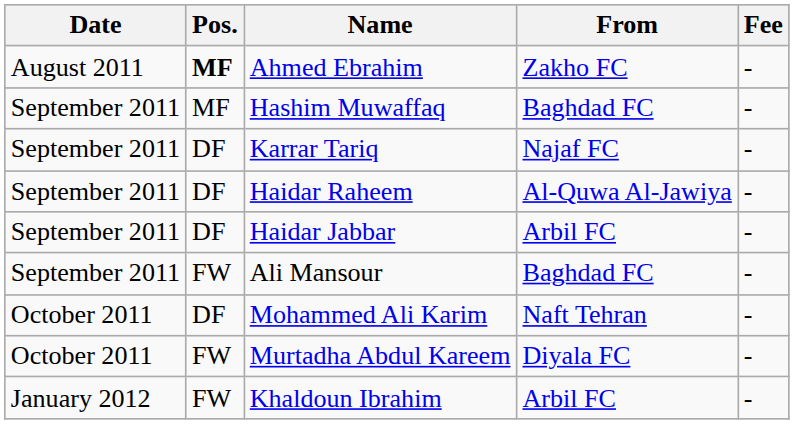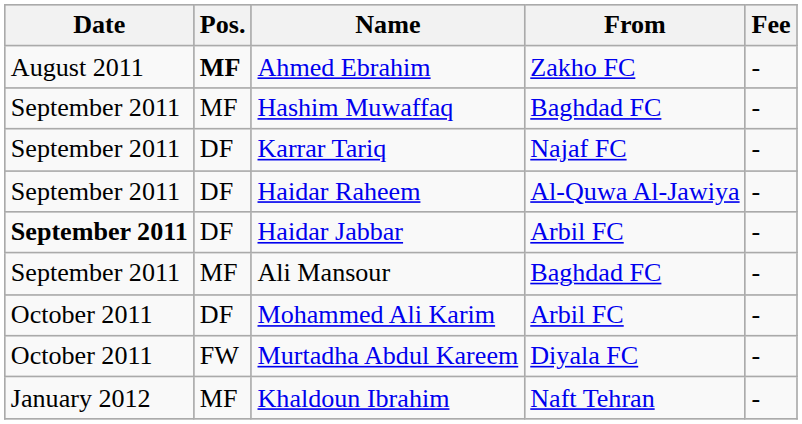(95, 231) normal -> (99, 231) bold
(212, 273) FW -> (219, 273) MF
(585, 314) Naft Tehran -> (577, 314) Arbil FC
(212, 397) FW -> (219, 397) MF
(569, 397) Arbil FC -> (592, 397) Naft Tehran
